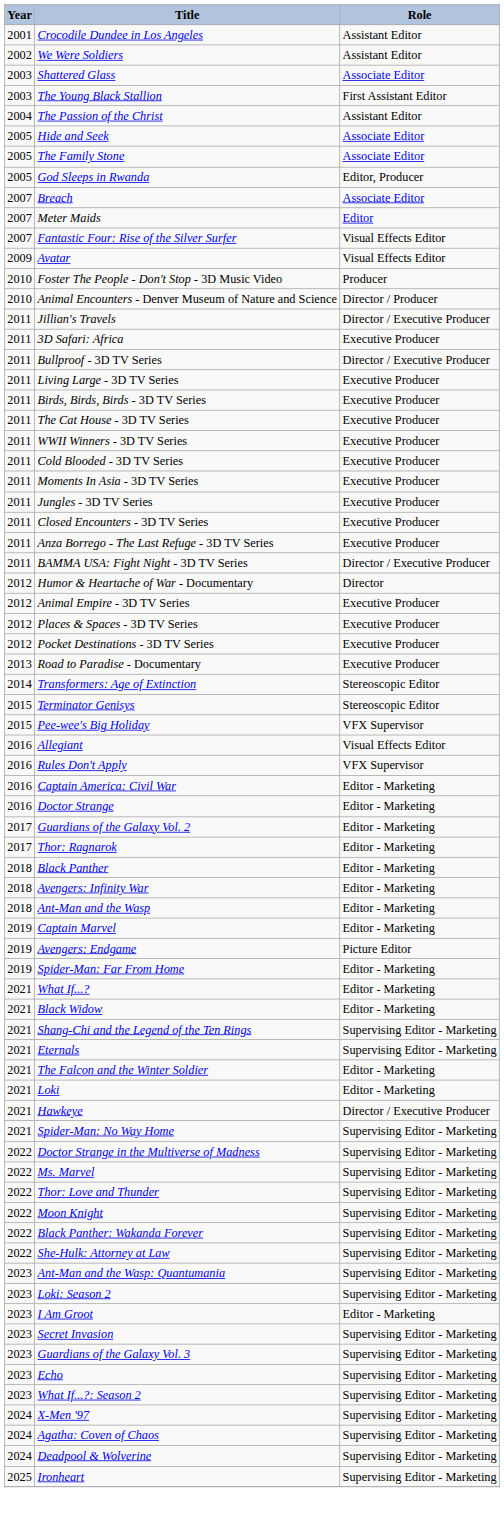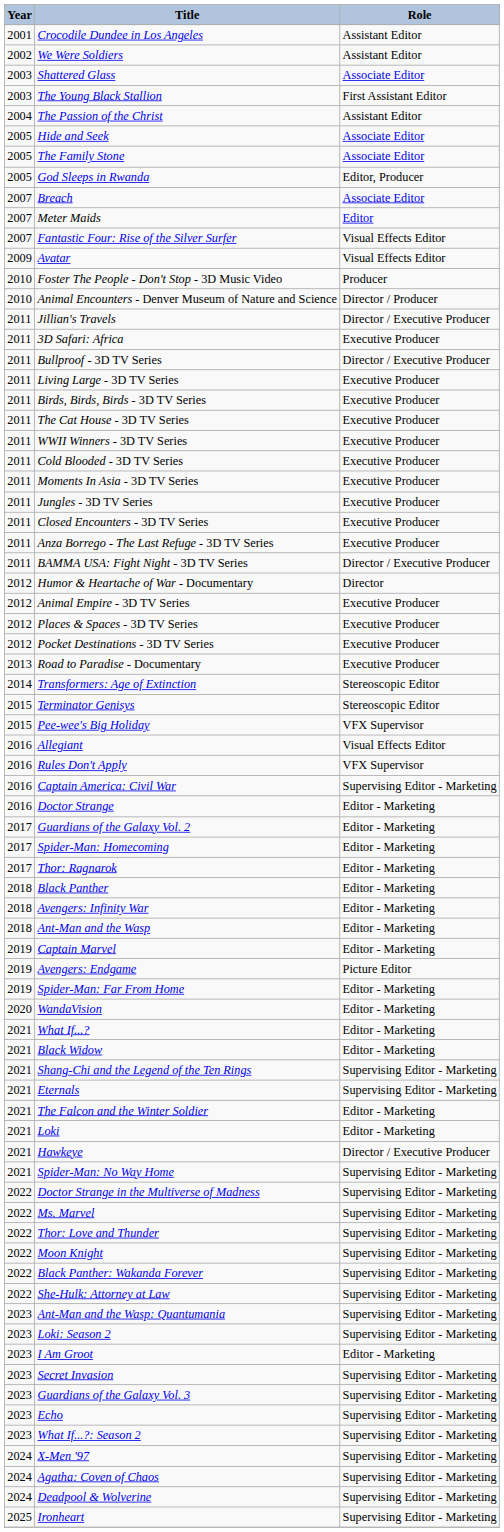(389, 786) Editor - Marketing -> (420, 786) Supervising Editor - Marketing
+ row: (103, 847)
+ row: (70, 1009)
